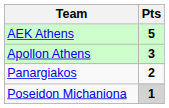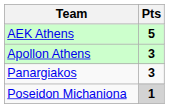(151, 73) 2 -> (151, 73) 3
